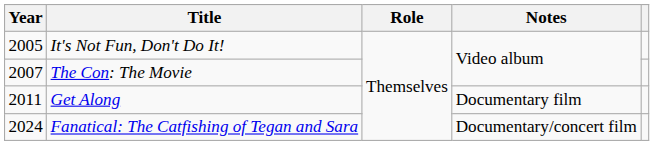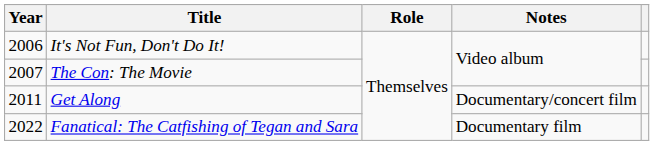(26, 45) 2005 -> (26, 45) 2006
(519, 99) Documentary film -> (546, 99) Documentary/concert film
(26, 126) 2024 -> (26, 126) 2022
(546, 126) Documentary/concert film -> (519, 126) Documentary film
